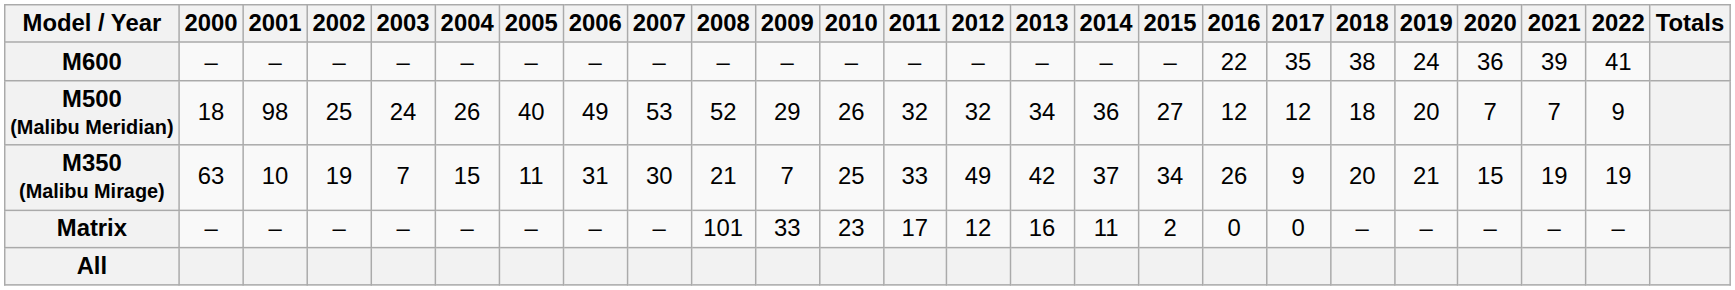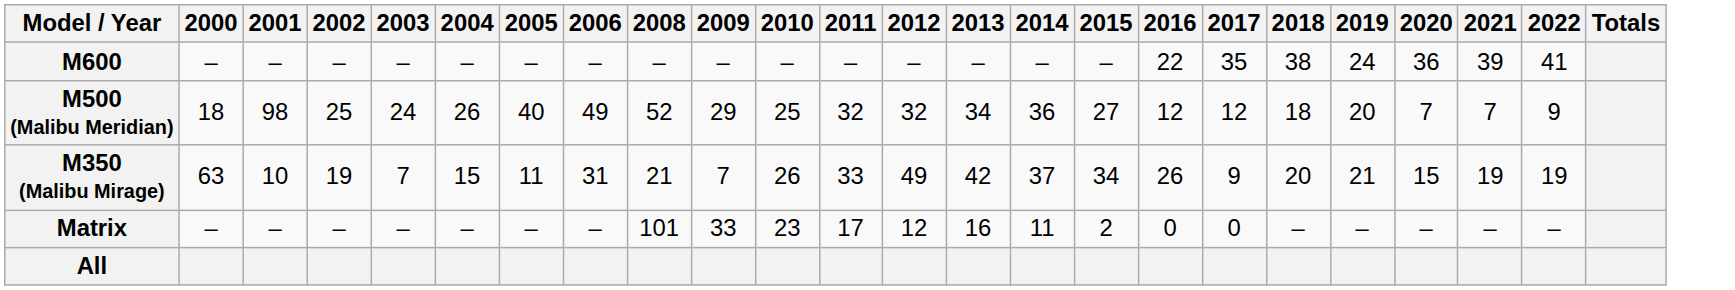- column: (659, 23)
(851, 112) 26 -> (787, 112) 25
(851, 177) 25 -> (787, 177) 26
